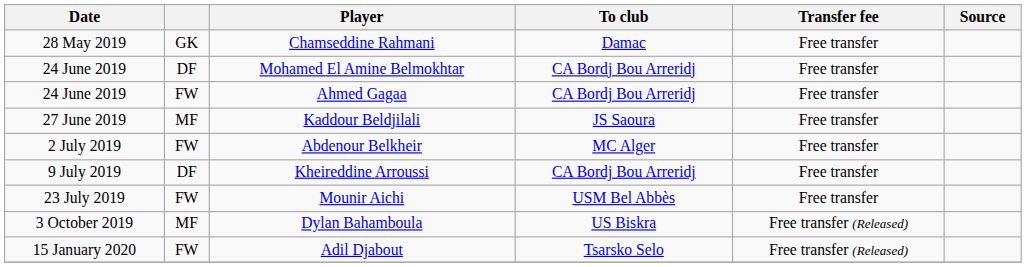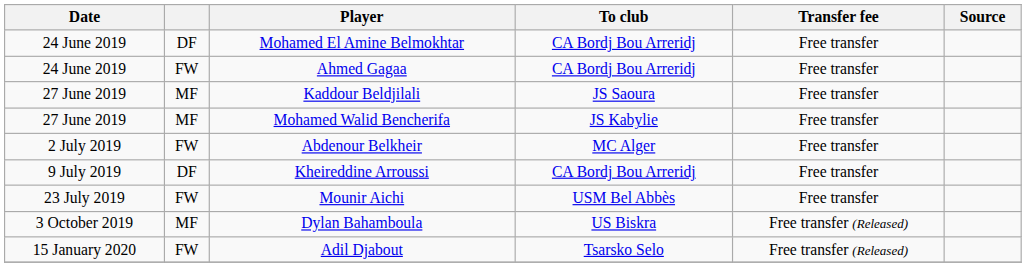- row: (362, 42)
+ row: (362, 120)
